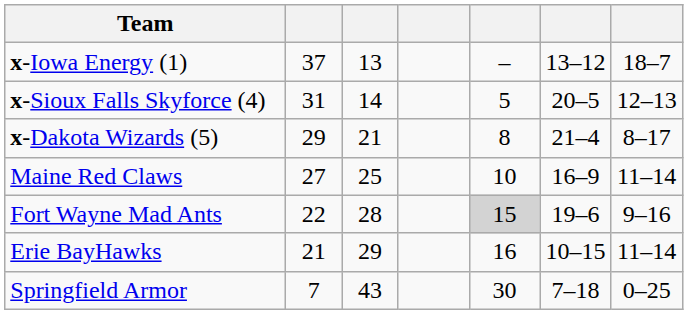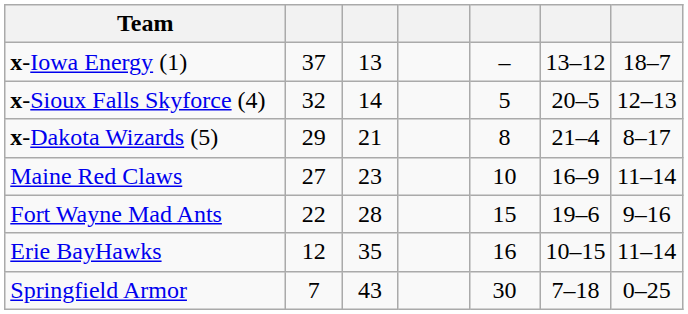(314, 99) 31 -> (314, 99) 32
(370, 175) 25 -> (370, 175) 23
(505, 213) lightgrey background -> (505, 213) no background
(314, 251) 21 -> (314, 251) 12
(370, 251) 29 -> (370, 251) 35
